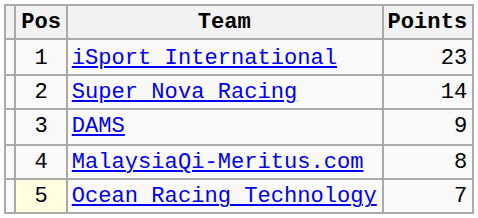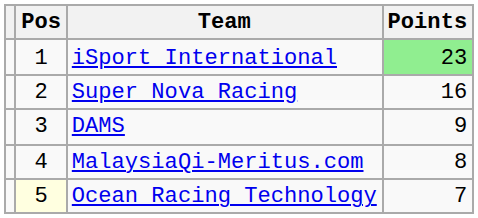(454, 57) no background -> (454, 57) lightgreen background
(454, 92) 14 -> (454, 92) 16
